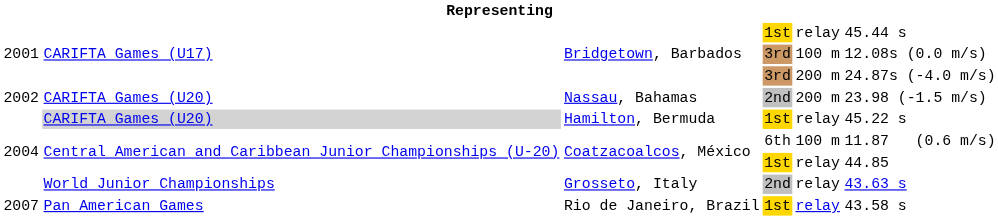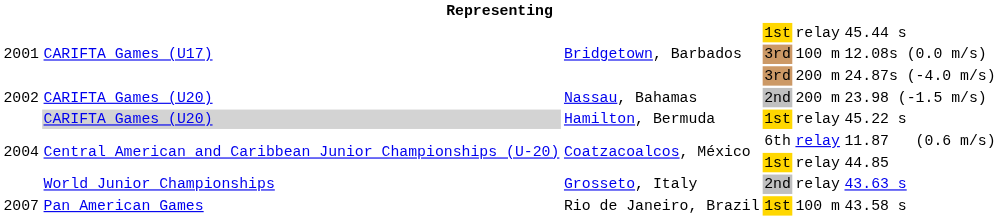(818, 141) 100 m -> (818, 141) relay
(818, 206) relay -> (818, 206) 100 m
